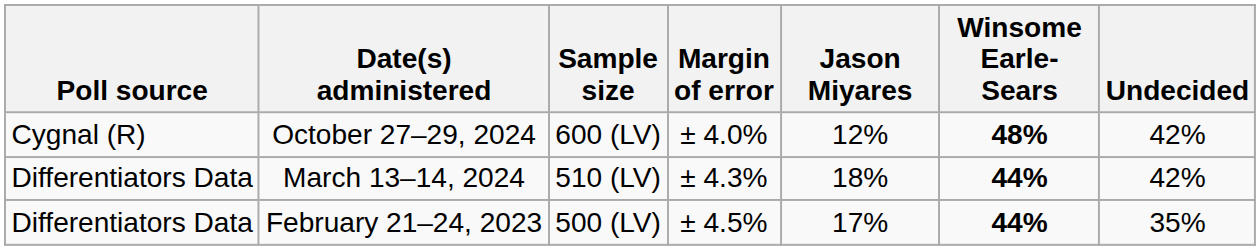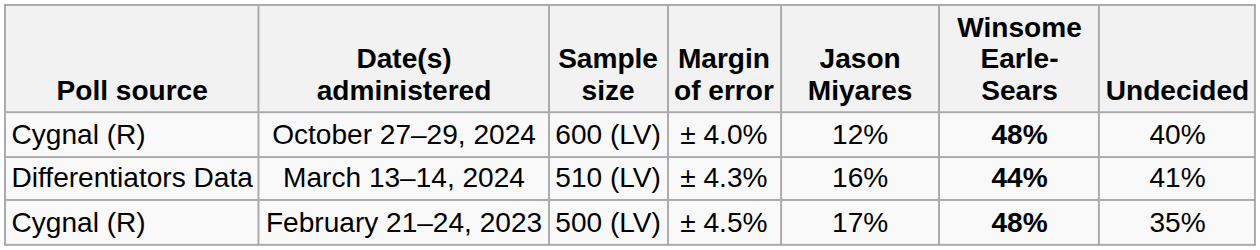(1178, 134) 42% -> (1178, 134) 40%
(860, 179) 18% -> (860, 179) 16%
(1178, 179) 42% -> (1178, 179) 41%
(132, 223) Differentiators Data -> (79, 223) Cygnal (R)
(1020, 223) 44% -> (1020, 223) 48%
